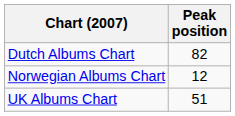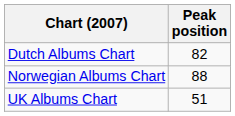(199, 76) 12 -> (199, 76) 88
